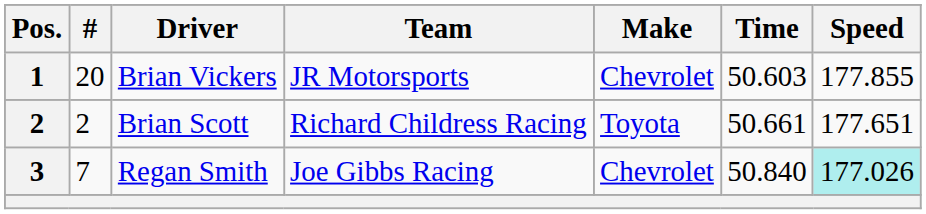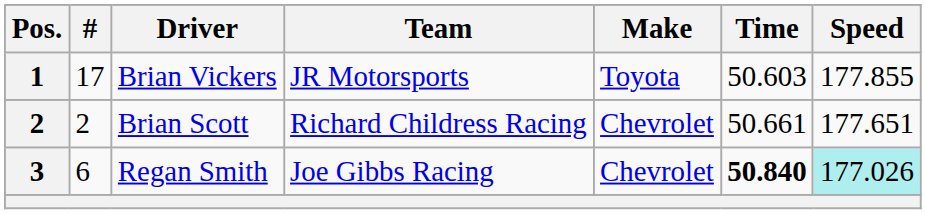(90, 76) 20 -> (90, 76) 17
(657, 76) Chevrolet -> (640, 76) Toyota
(640, 123) Toyota -> (657, 123) Chevrolet
(83, 171) 7 -> (83, 171) 6
(767, 171) normal -> (767, 171) bold
